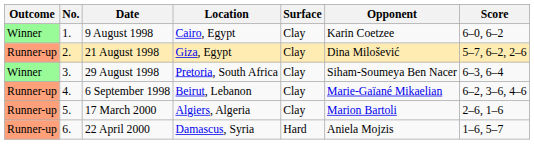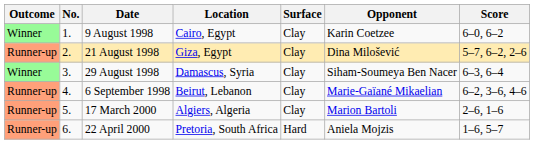(227, 72) Pretoria, South Africa -> (215, 72) Damascus, Syria
(215, 130) Damascus, Syria -> (227, 130) Pretoria, South Africa
